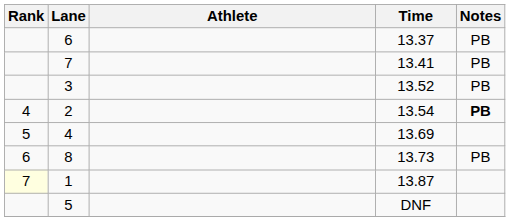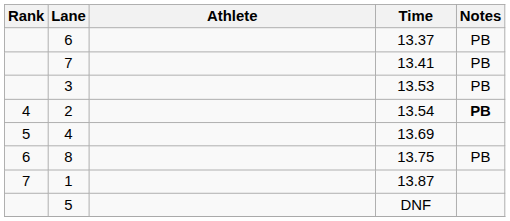(416, 87) 13.52 -> (416, 87) 13.53
(416, 157) 13.73 -> (416, 157) 13.75
(26, 181) lightyellow background -> (26, 181) no background
